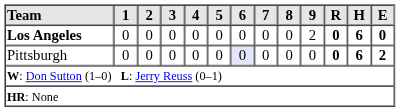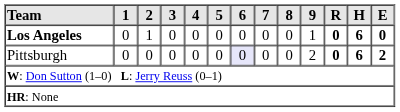(149, 35) 0 -> (149, 35) 1
(312, 35) 2 -> (312, 35) 1
(312, 55) 0 -> (312, 55) 2
